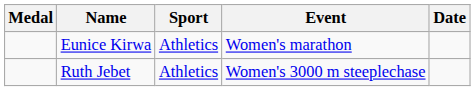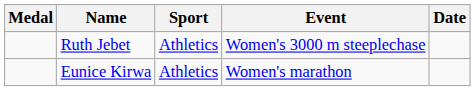rows swapped: (95, 72) <-> (106, 45)
